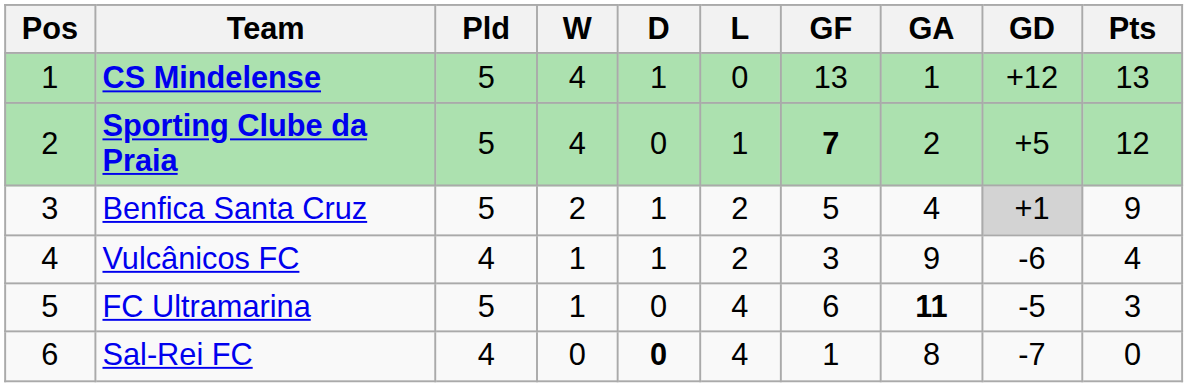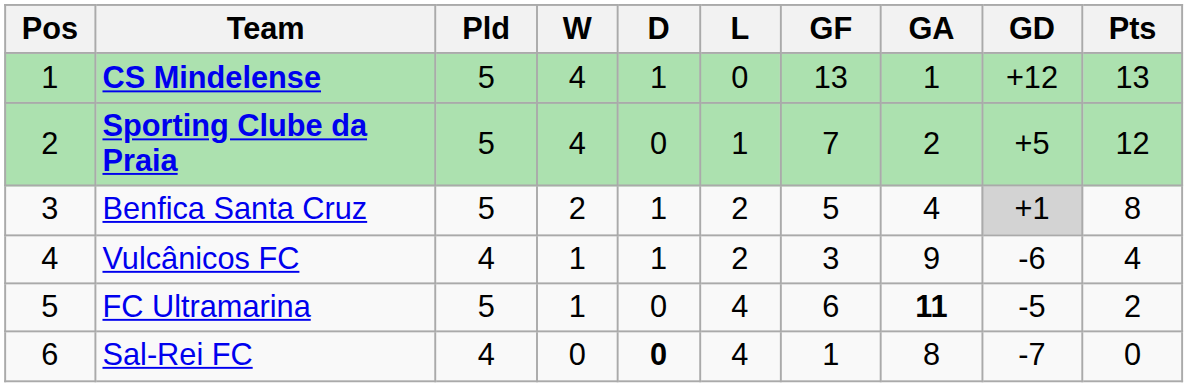(831, 143) bold -> (831, 143) normal
(1133, 209) 9 -> (1133, 209) 8
(1133, 307) 3 -> (1133, 307) 2
